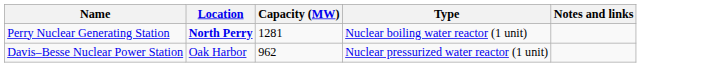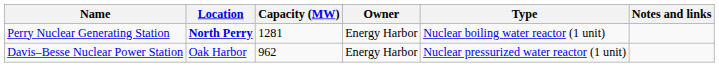+ column: (381, 14)
